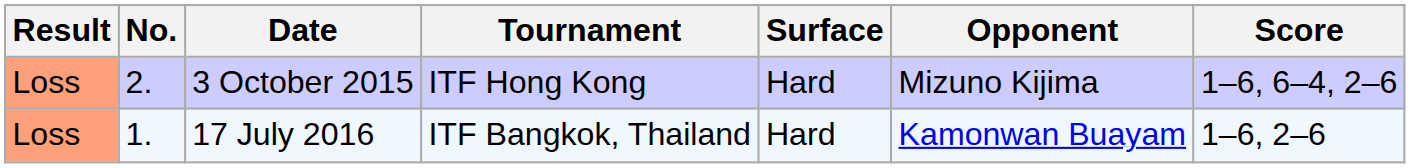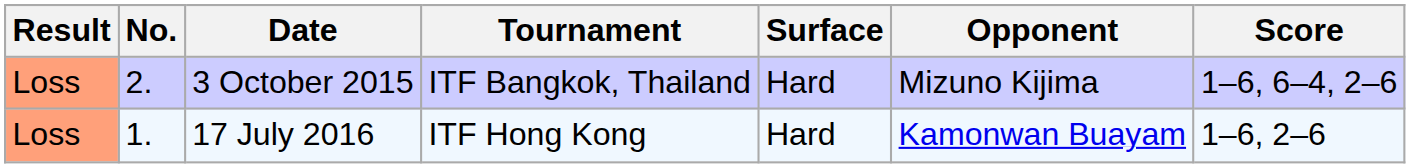(537, 82) ITF Hong Kong -> (590, 82) ITF Bangkok, Thailand
(590, 134) ITF Bangkok, Thailand -> (537, 134) ITF Hong Kong
